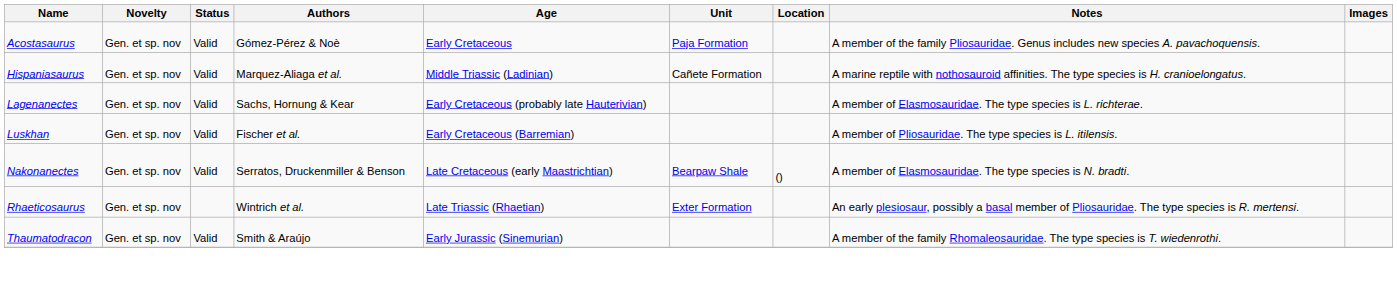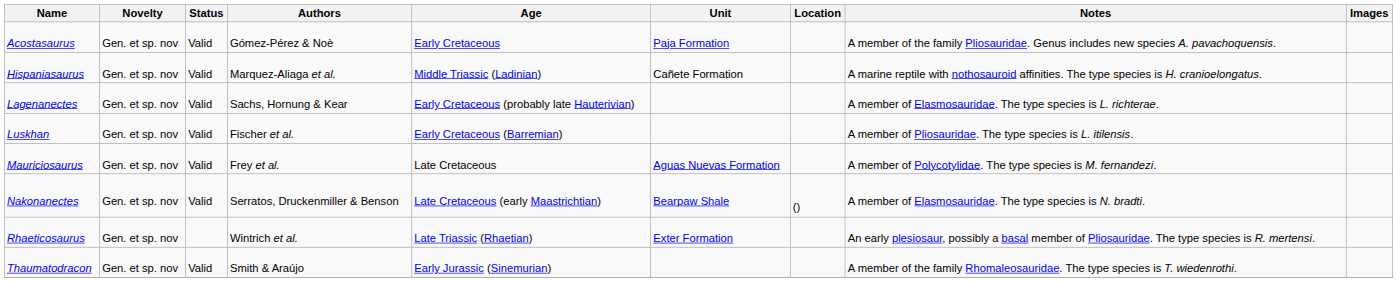+ row: (45, 165)
